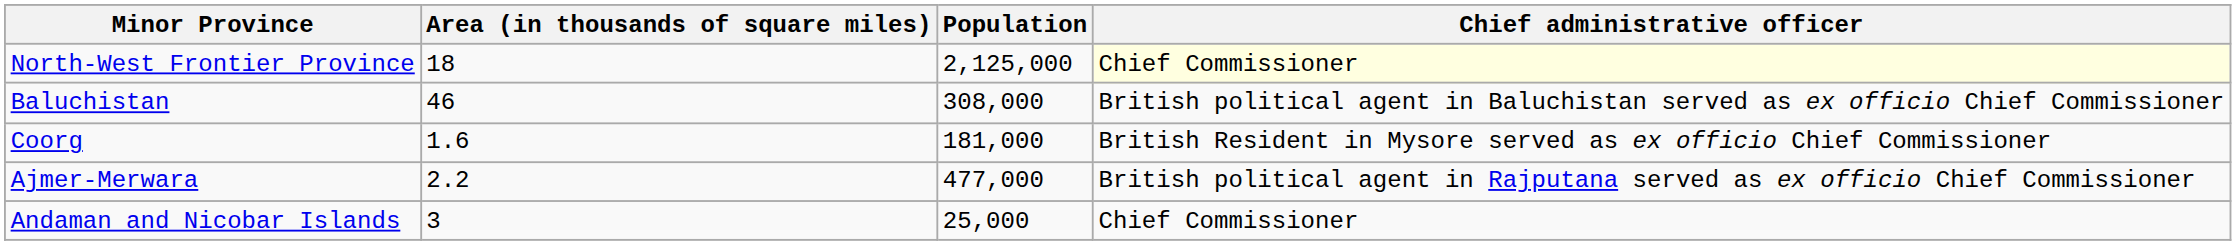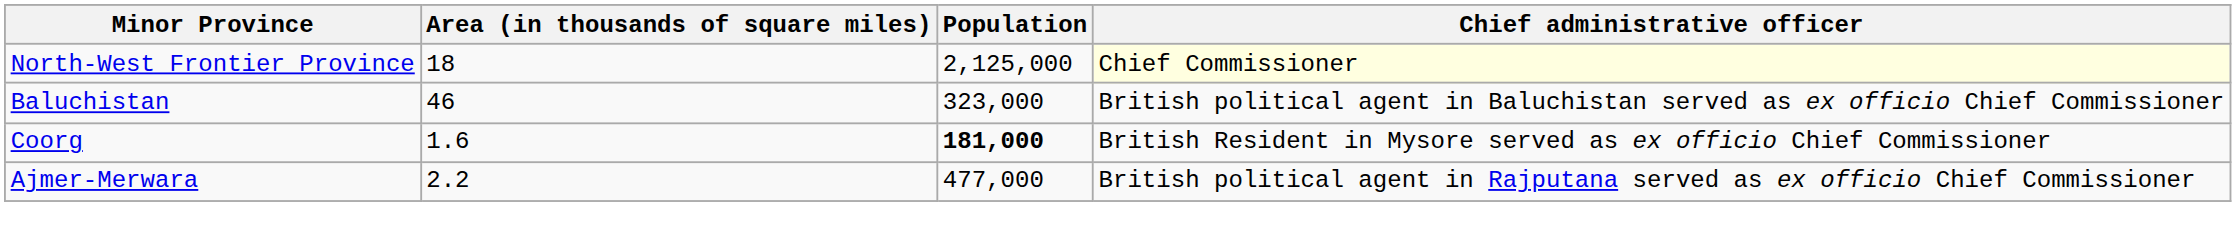(993, 103) 308,000 -> (993, 103) 323,000
(993, 142) normal -> (993, 142) bold
- row: (205, 221)
